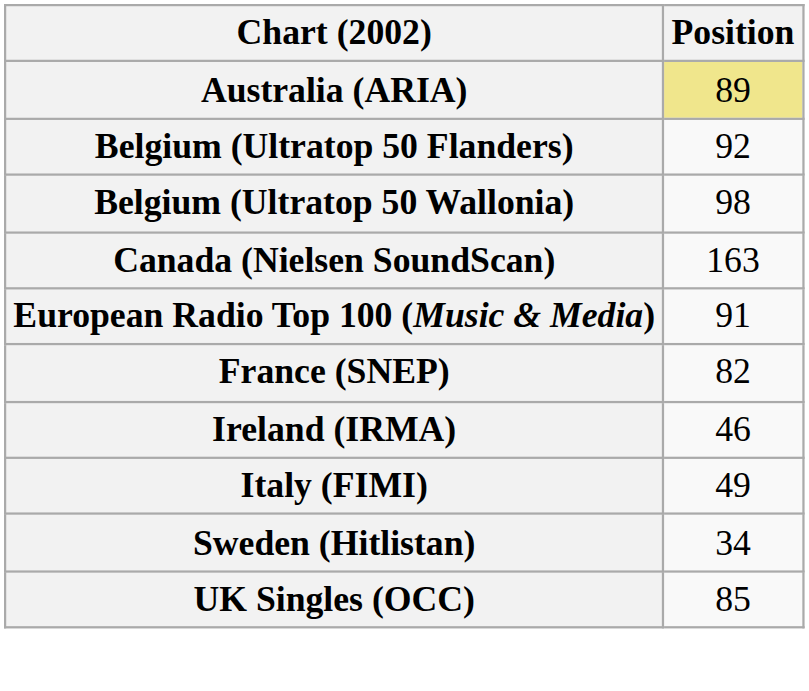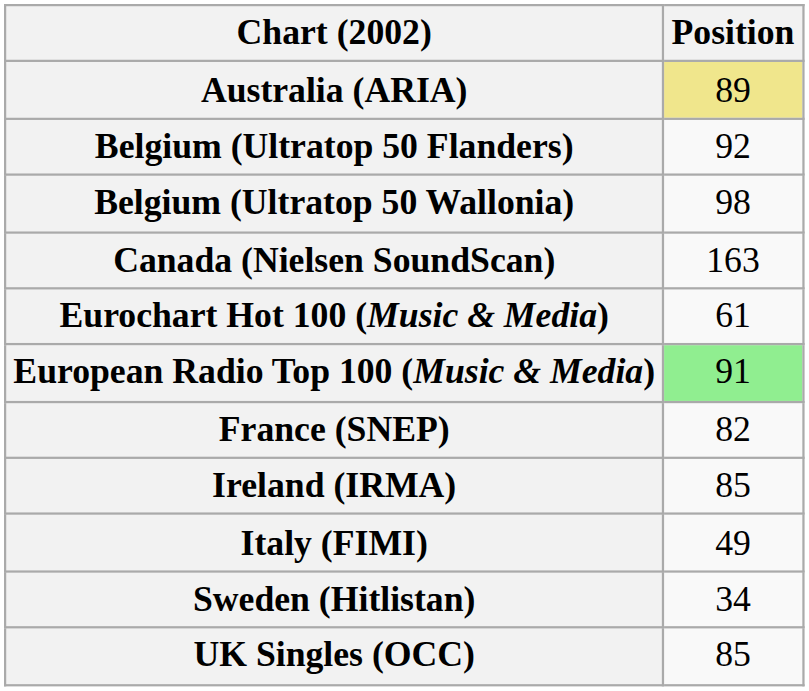+ row: (334, 315)
(733, 315) no background -> (733, 372) lightgreen background
(733, 428) 46 -> (733, 485) 85
